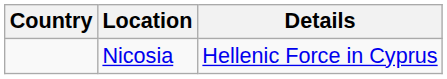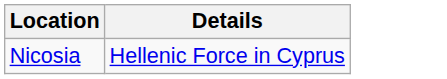- column: (51, 21)
